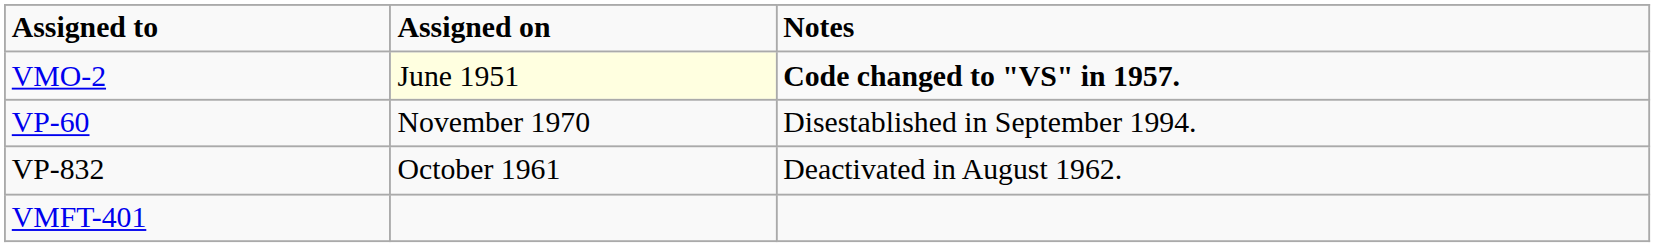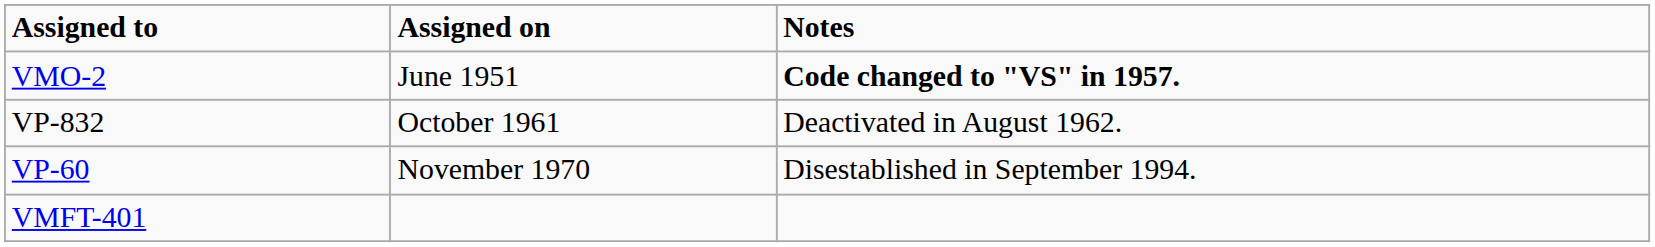(458, 75) lightyellow background -> (458, 75) no background
rows swapped: (58, 169) <-> (51, 122)
